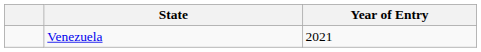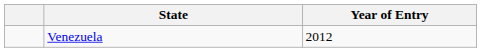(319, 36) 2021 -> (319, 36) 2012
